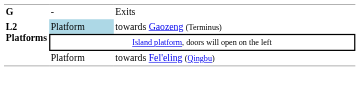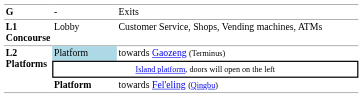+ row: (220, 27)
(68, 58) normal -> (73, 85) bold
